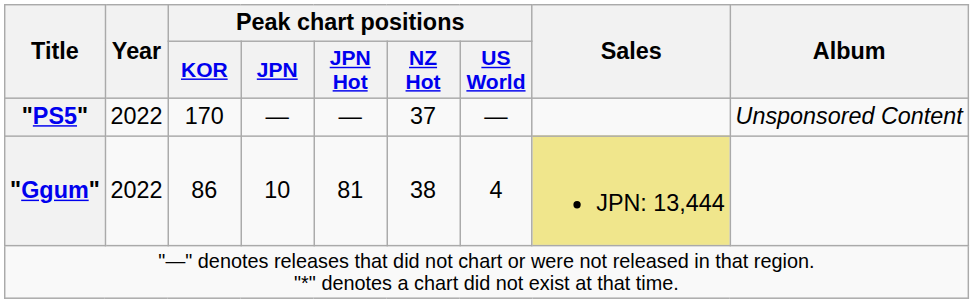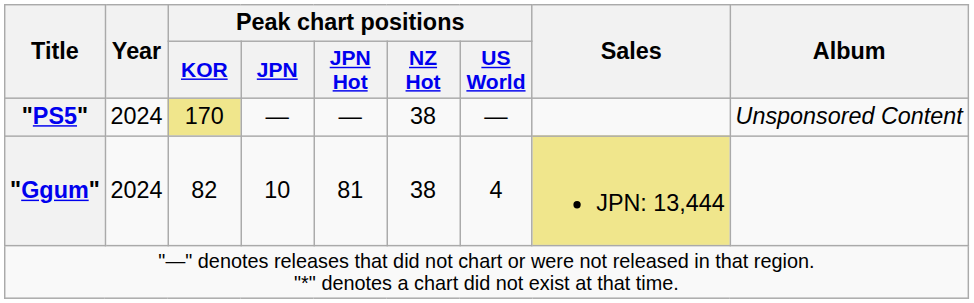(137, 116) 2022 -> (137, 116) 2024
(204, 116) no background -> (204, 116) khaki background
(423, 116) 37 -> (423, 116) 38
(137, 190) 2022 -> (137, 190) 2024
(204, 190) 86 -> (204, 190) 82
